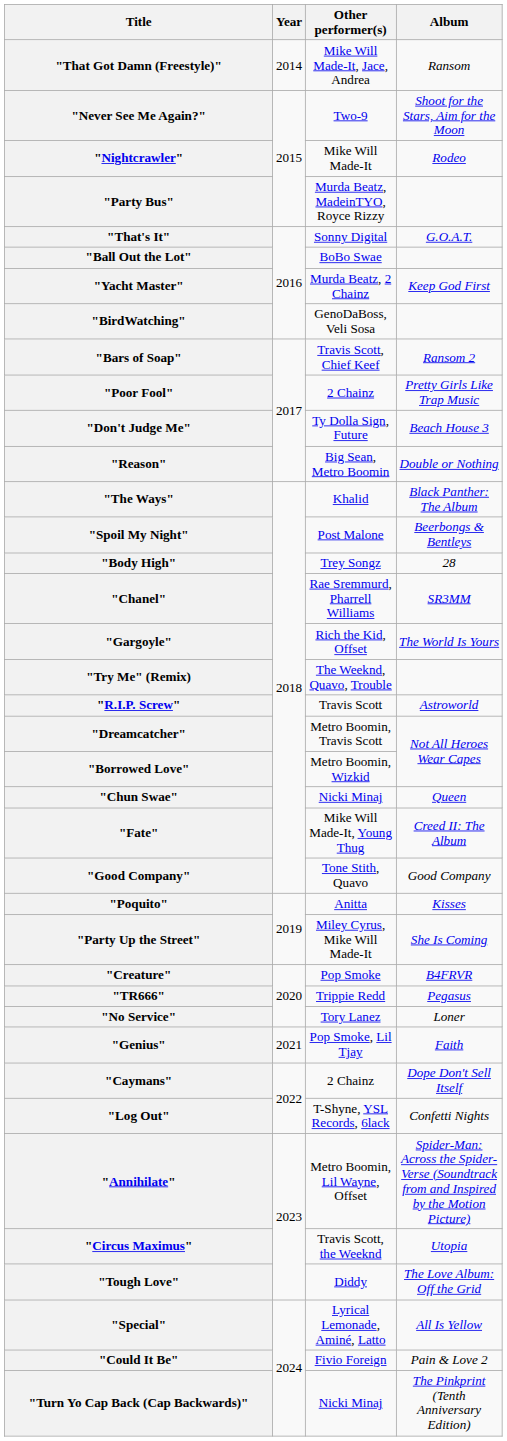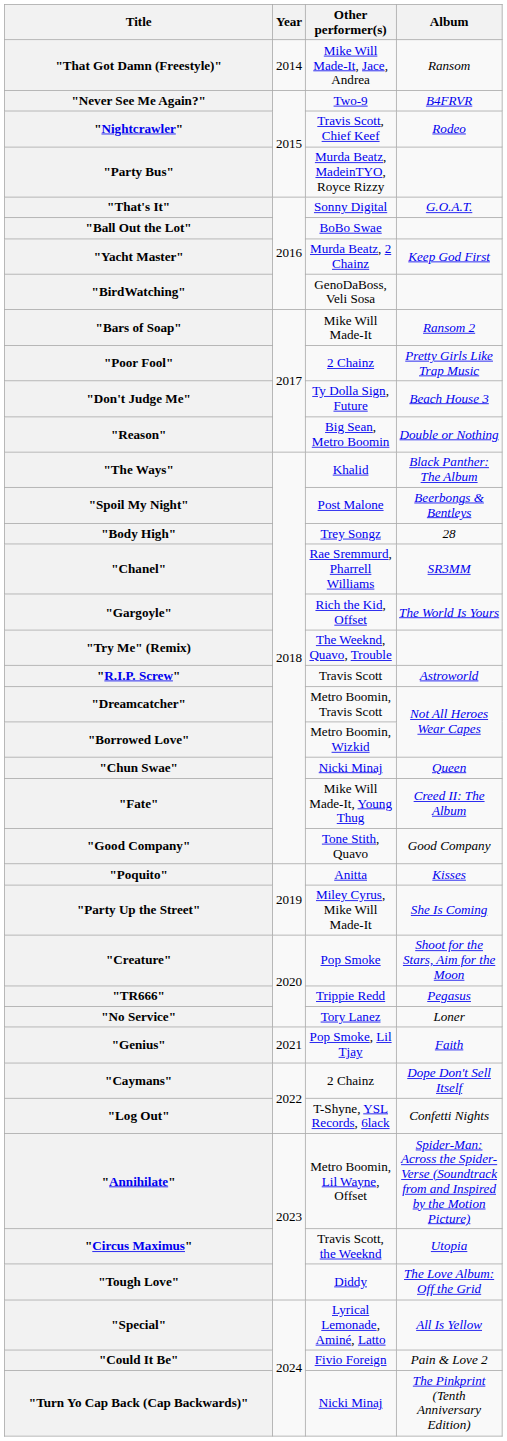(449, 115) Shoot for the Stars, Aim for the Moon -> (449, 100) B4FRVR
(351, 158) Mike Will Made-It -> (351, 128) Travis Scott, Chief Keef
(351, 357) Travis Scott, Chief Keef -> (351, 327) Mike Will Made-It
(449, 975) B4FRVR -> (449, 960) Shoot for the Stars, Aim for the Moon
